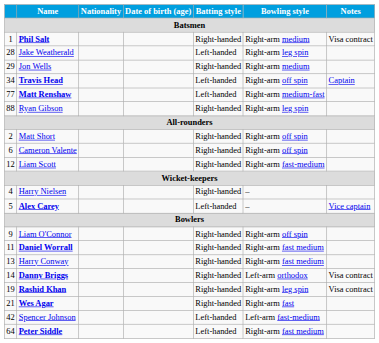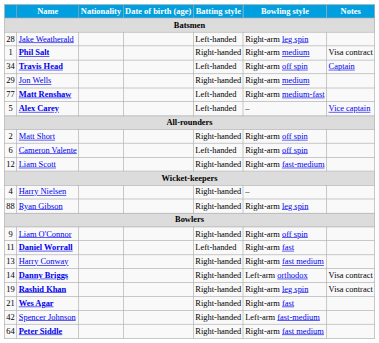rows swapped: (34, 38) <-> (46, 52)
rows swapped: (35, 66) <-> (41, 80)
rows swapped: (41, 108) <-> (39, 205)
(218, 150) Right-handed -> (216, 150) Left-handed
(218, 247) Right-handed -> (216, 247) Left-handed
(285, 247) Right-arm fast medium -> (270, 247) Right-arm fast
(216, 317) Left-handed -> (218, 317) Right-handed
(216, 331) Left-handed -> (218, 331) Right-handed
